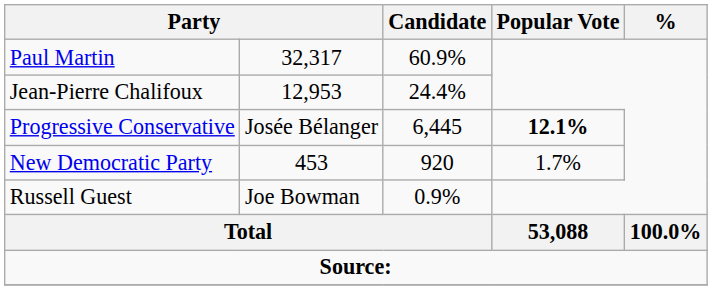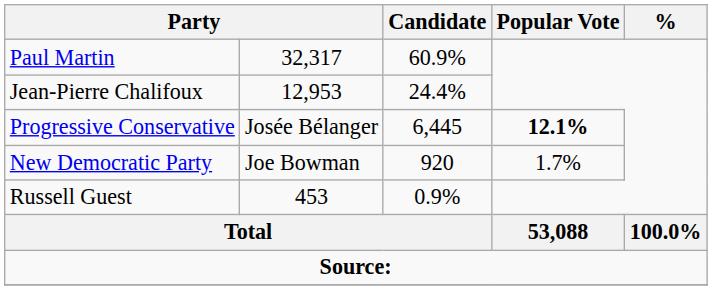(312, 162) 453 -> (302, 162) Joe Bowman
(302, 197) Joe Bowman -> (312, 197) 453
